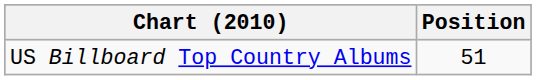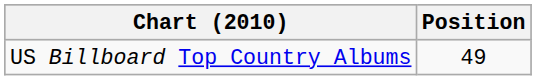(474, 58) 51 -> (474, 58) 49
